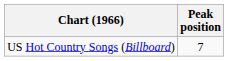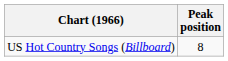(201, 46) 7 -> (201, 46) 8
